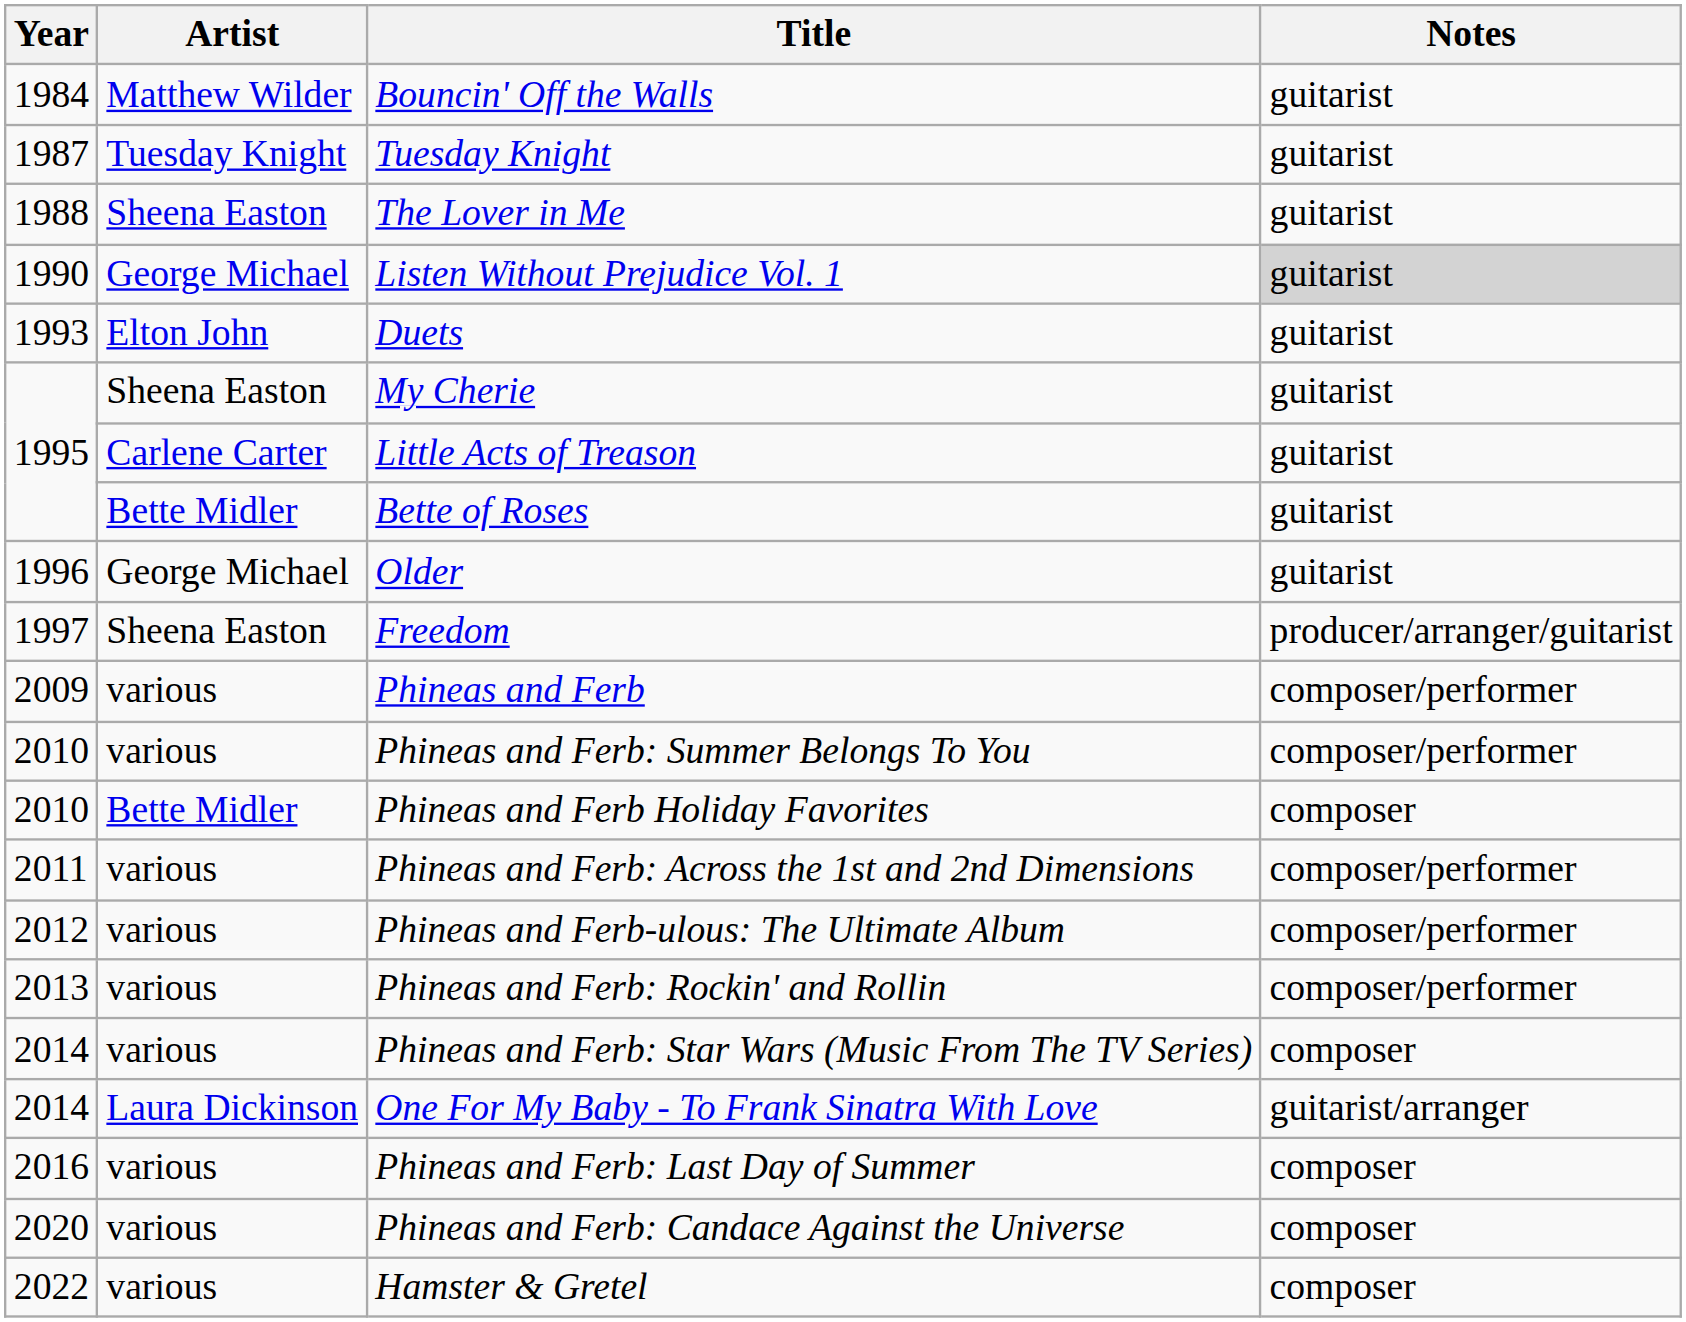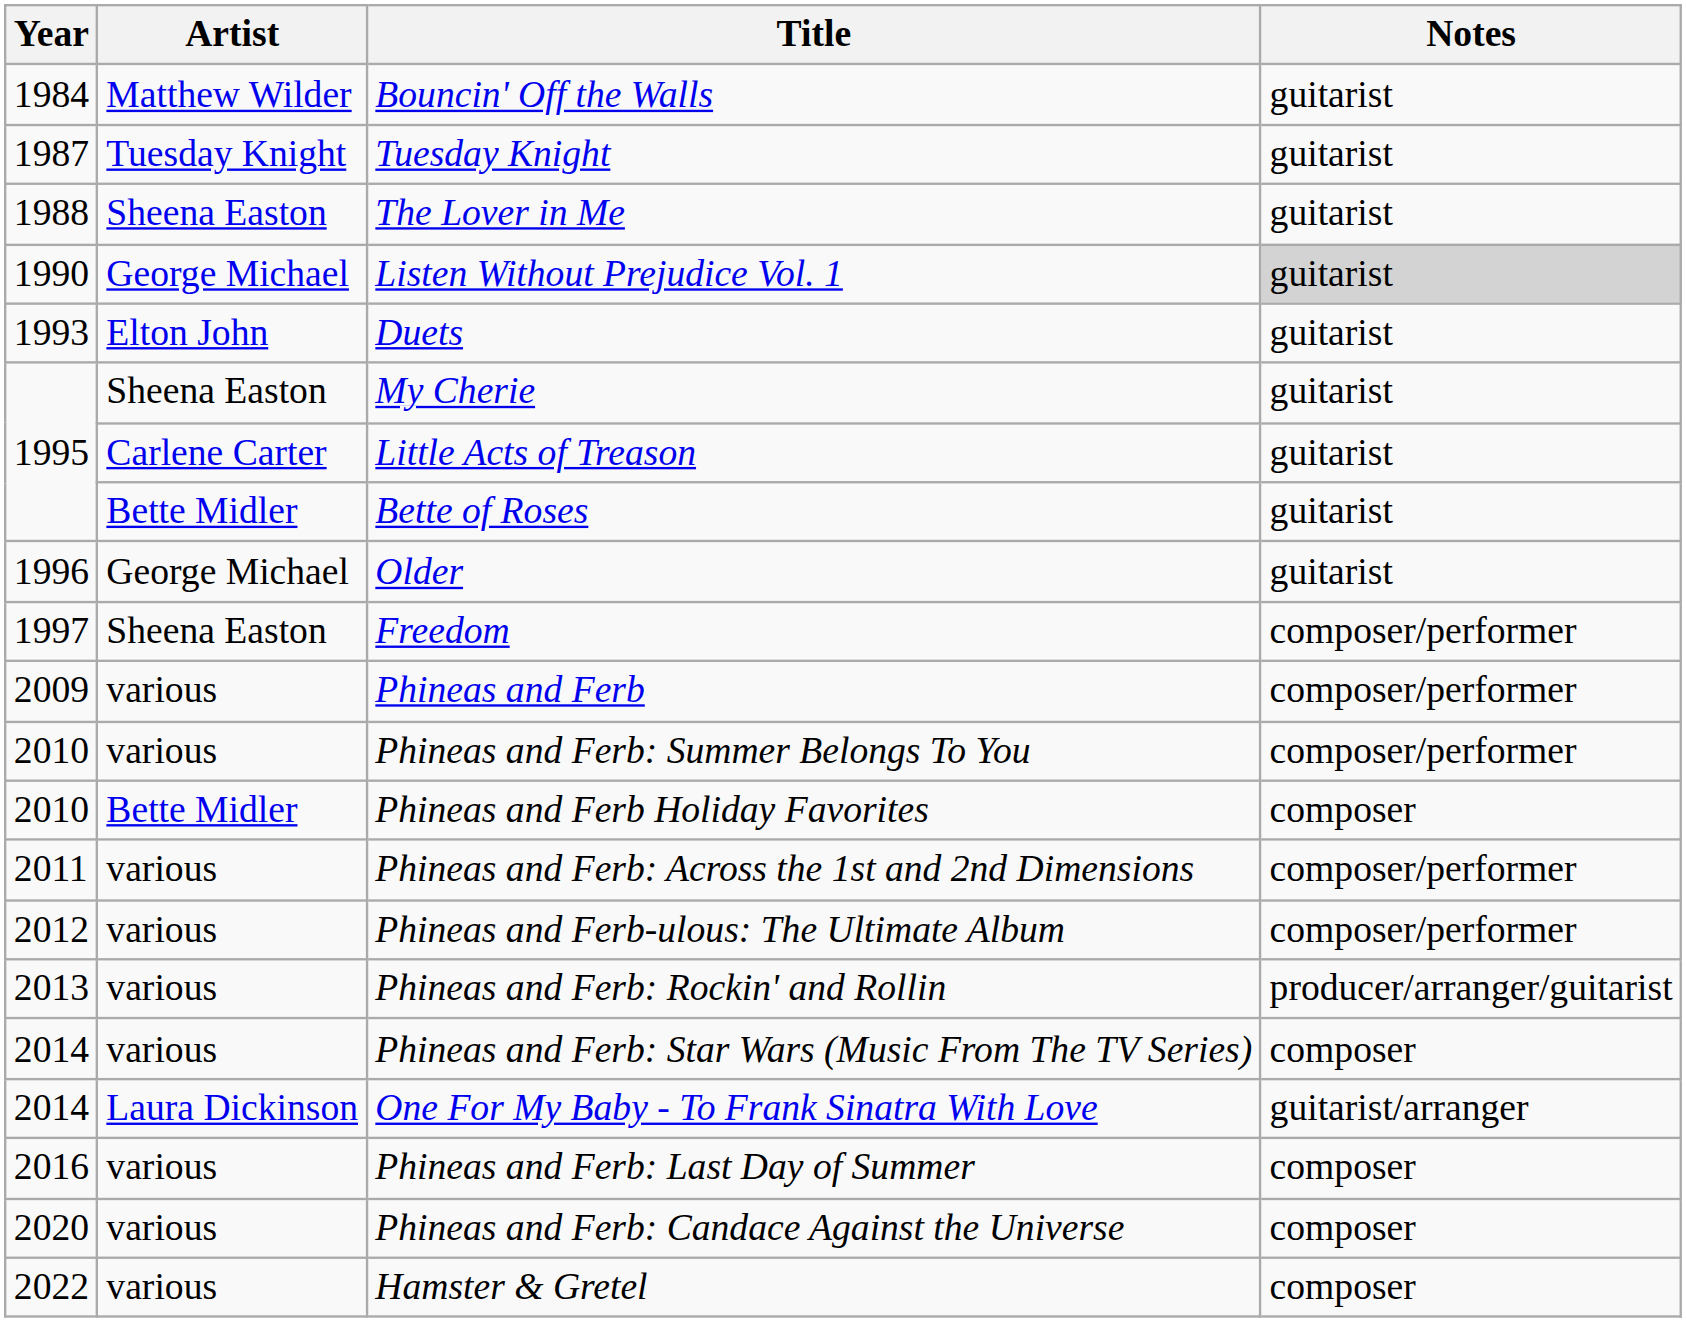(1471, 630) producer/arranger/guitarist -> (1423, 630) composer/performer
(1423, 988) composer/performer -> (1471, 988) producer/arranger/guitarist
